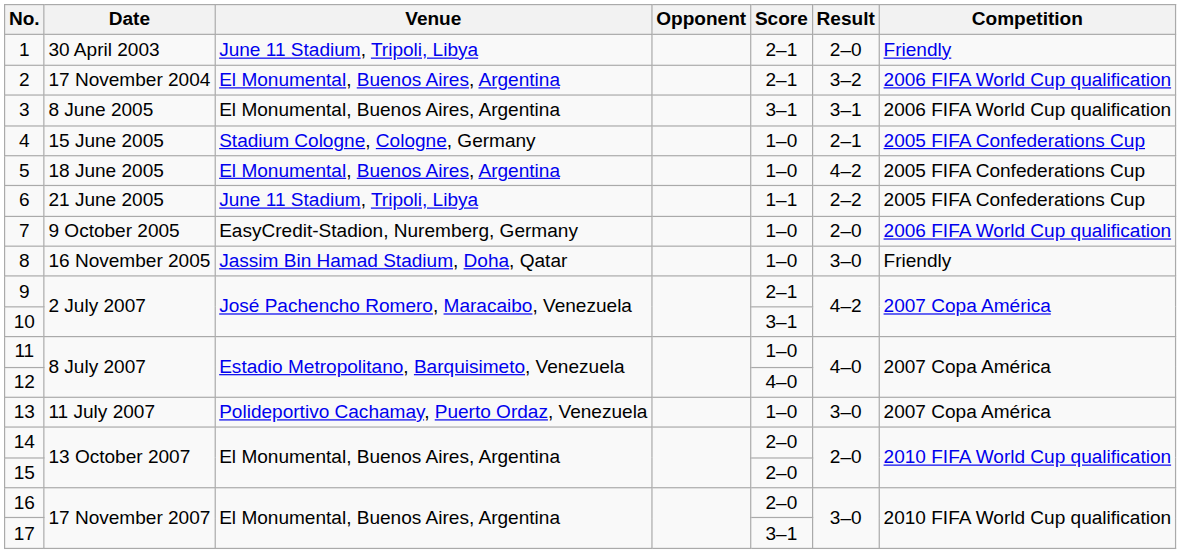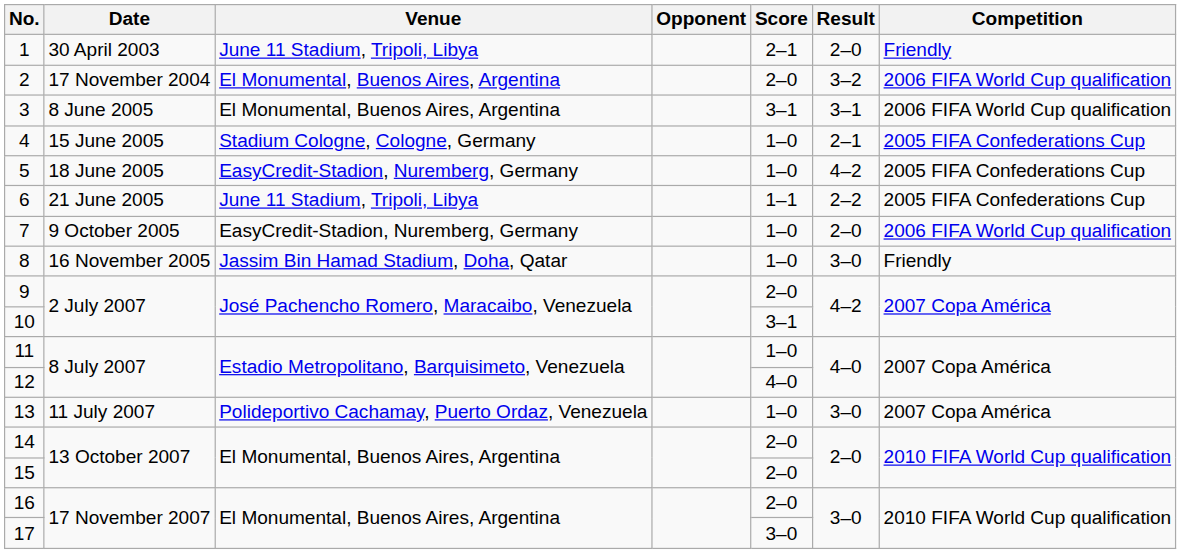(781, 79) 2–1 -> (781, 79) 2–0
(390, 170) El Monumental, Buenos Aires, Argentina -> (399, 170) EasyCredit-Stadion, Nuremberg, Germany
(781, 291) 2–1 -> (781, 291) 2–0
(781, 532) 3–1 -> (781, 532) 3–0
